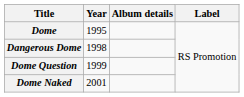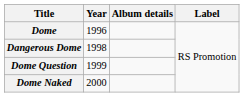(96, 30) 1995 -> (96, 30) 1996
(96, 83) 2001 -> (96, 83) 2000
